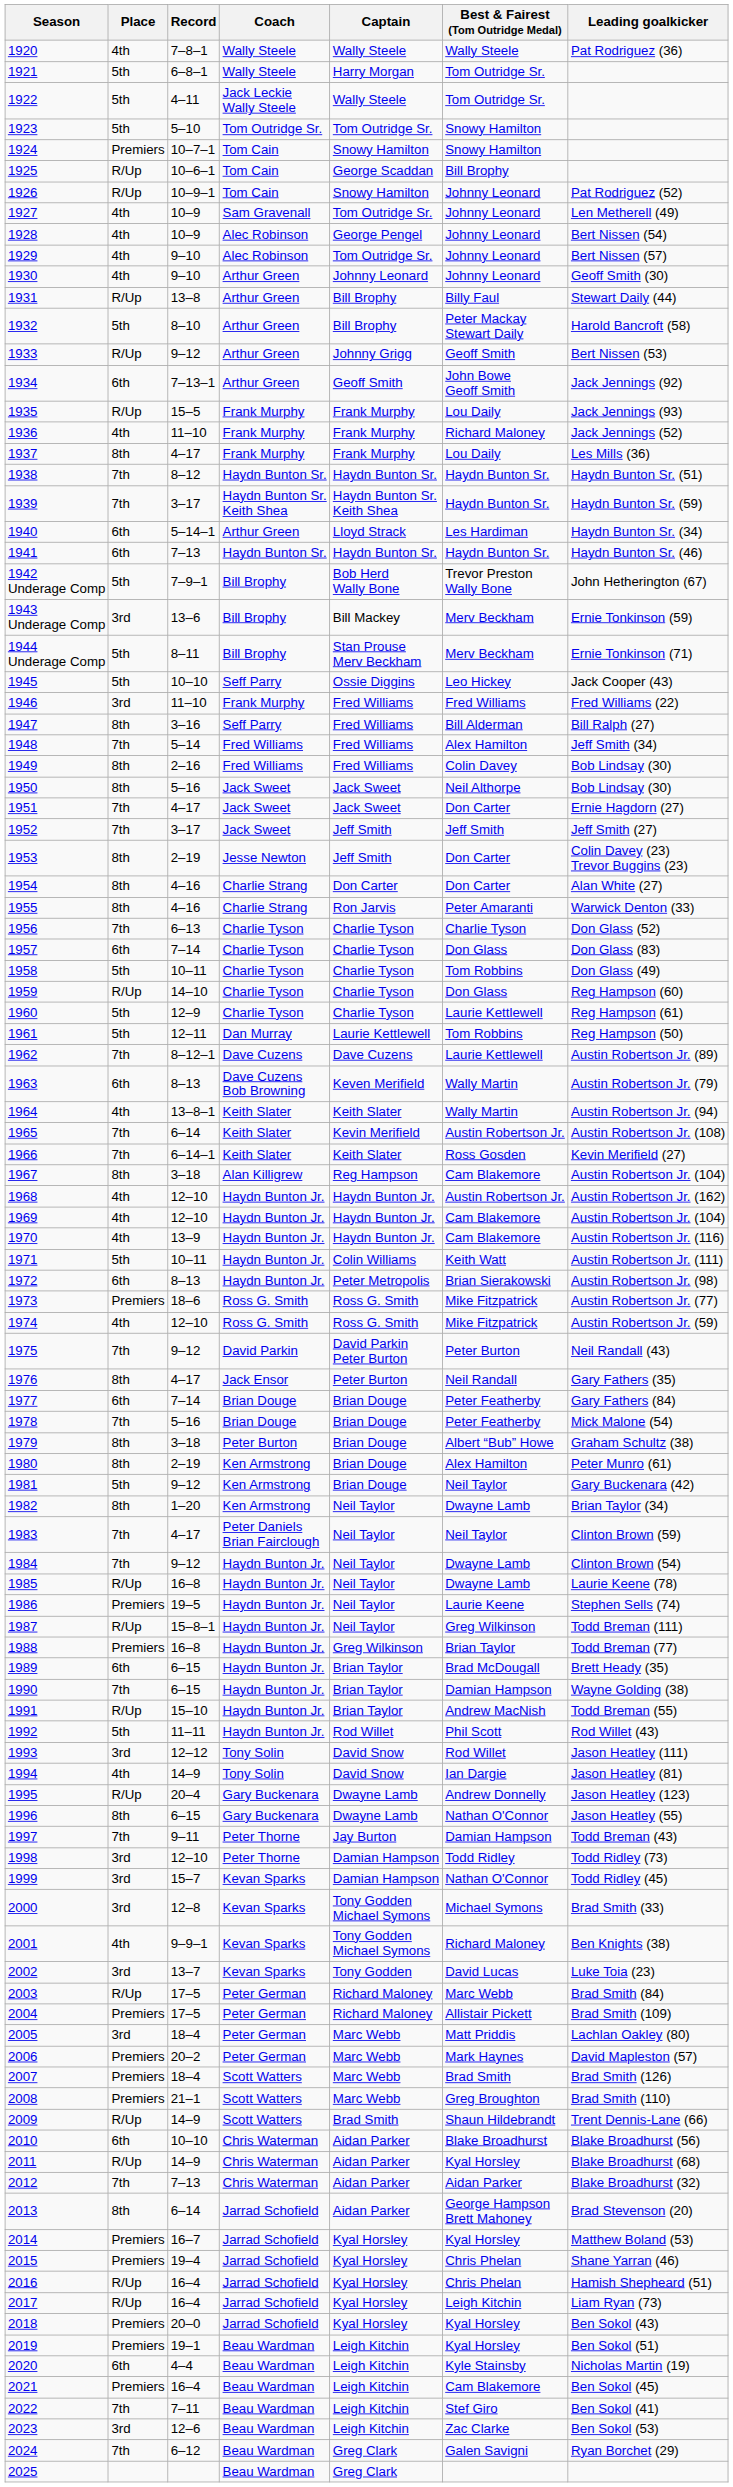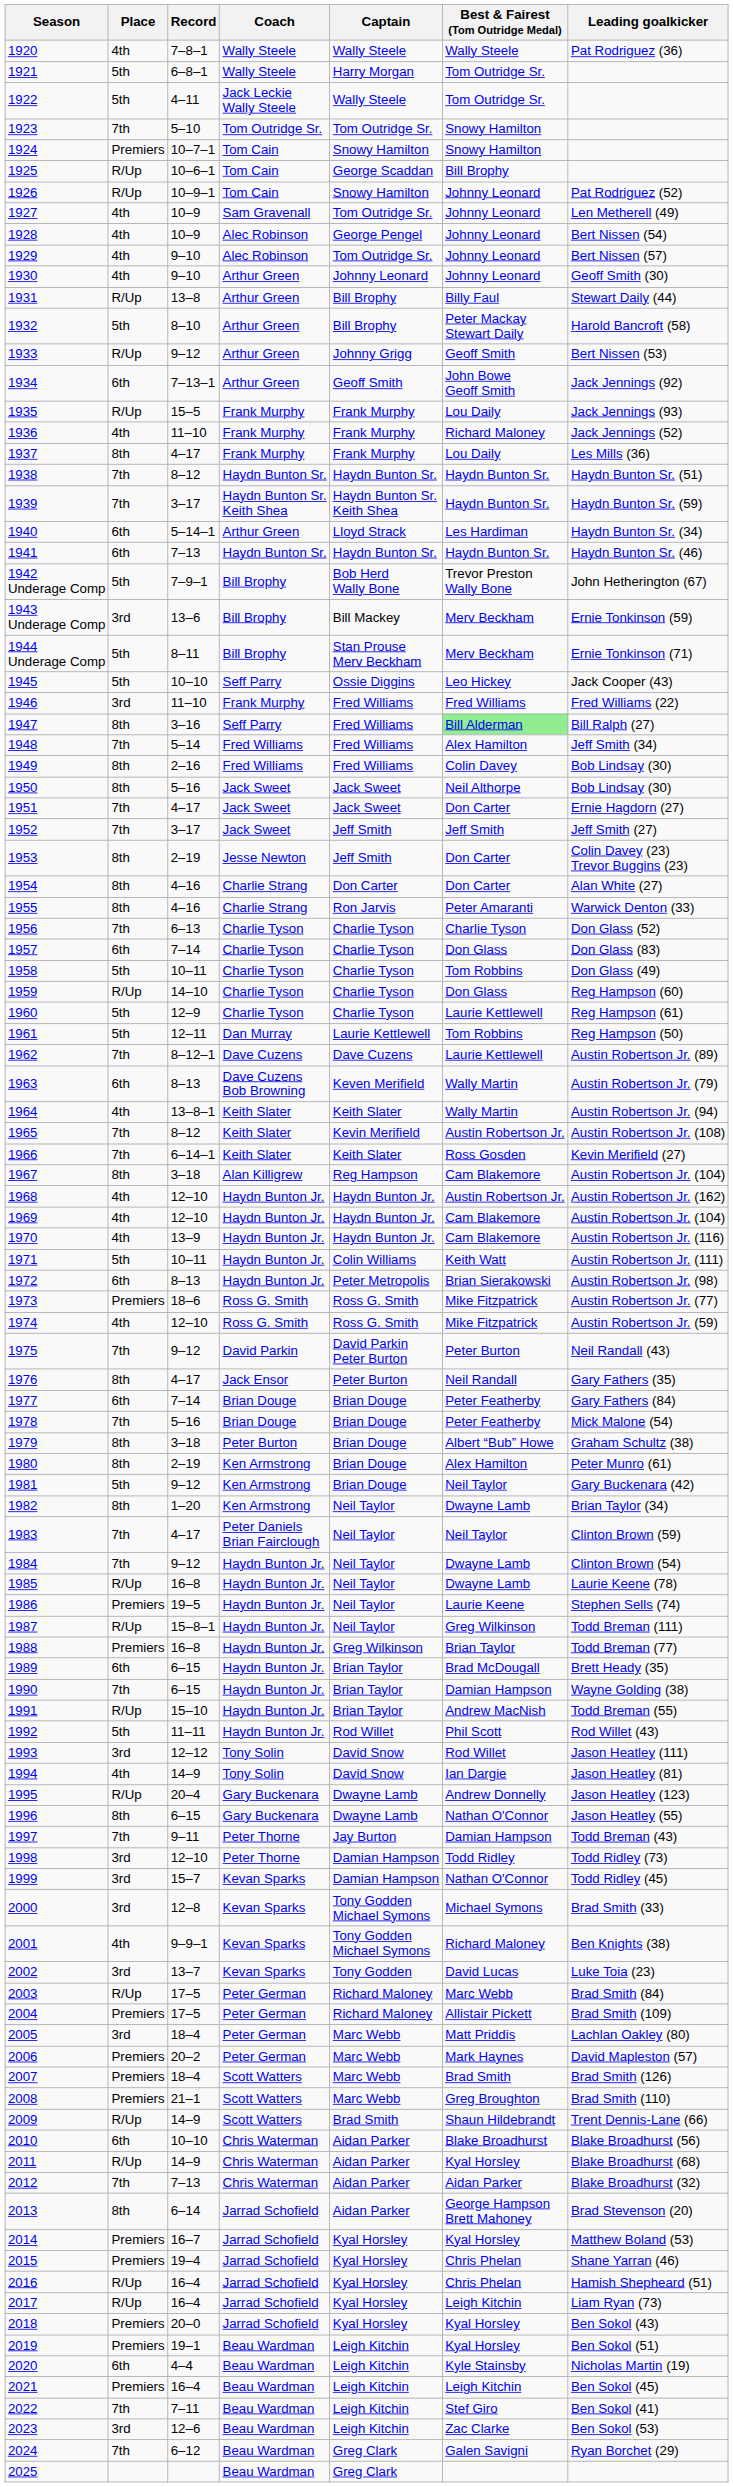(121, 129) 5th -> (121, 129) 7th
(484, 724) no background -> (484, 724) lightgreen background
(185, 1133) 6–14 -> (185, 1133) 8–12
(493, 2387) Cam Blakemore -> (483, 2387) Leigh Kitchin
